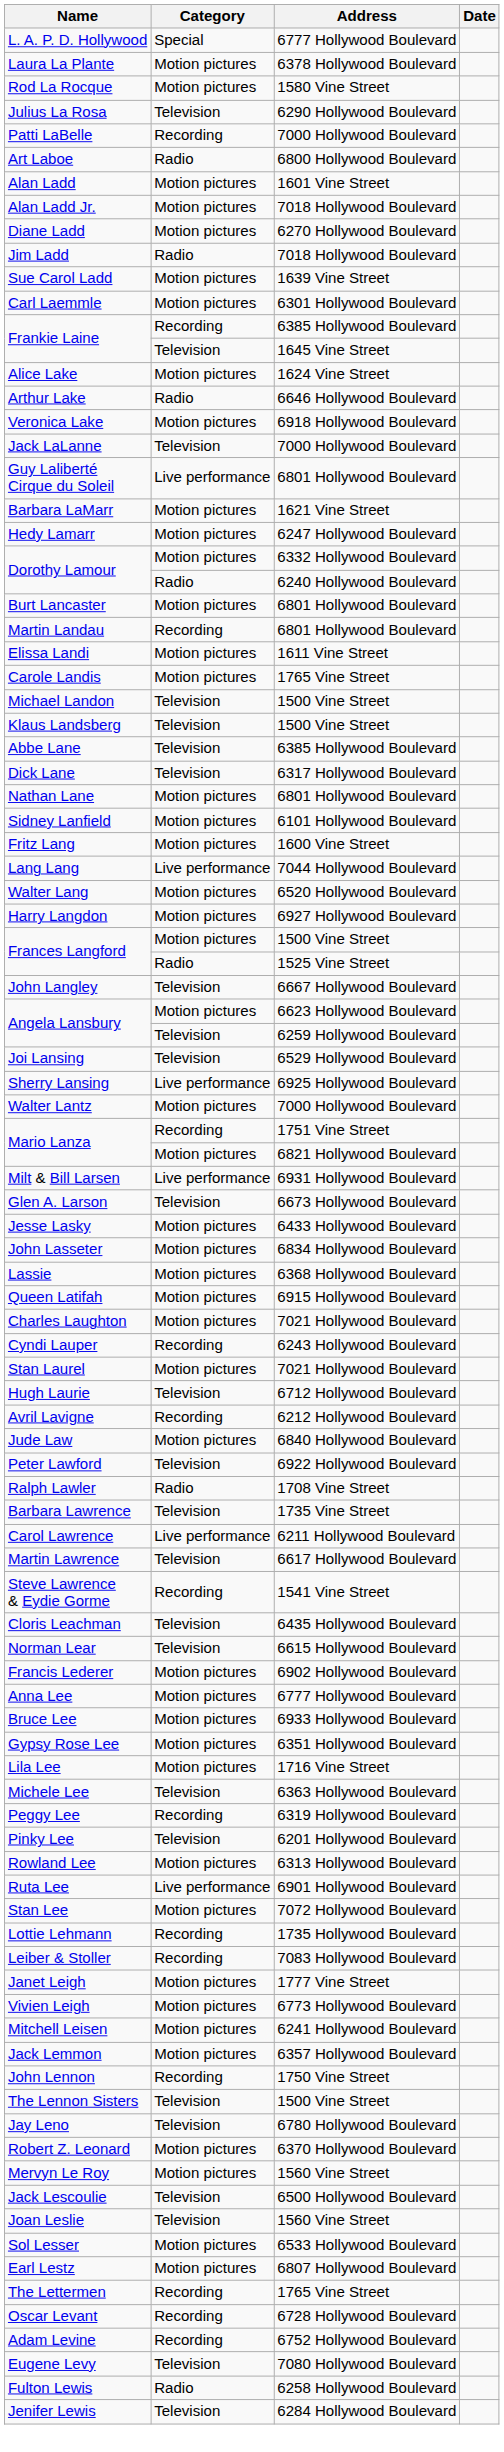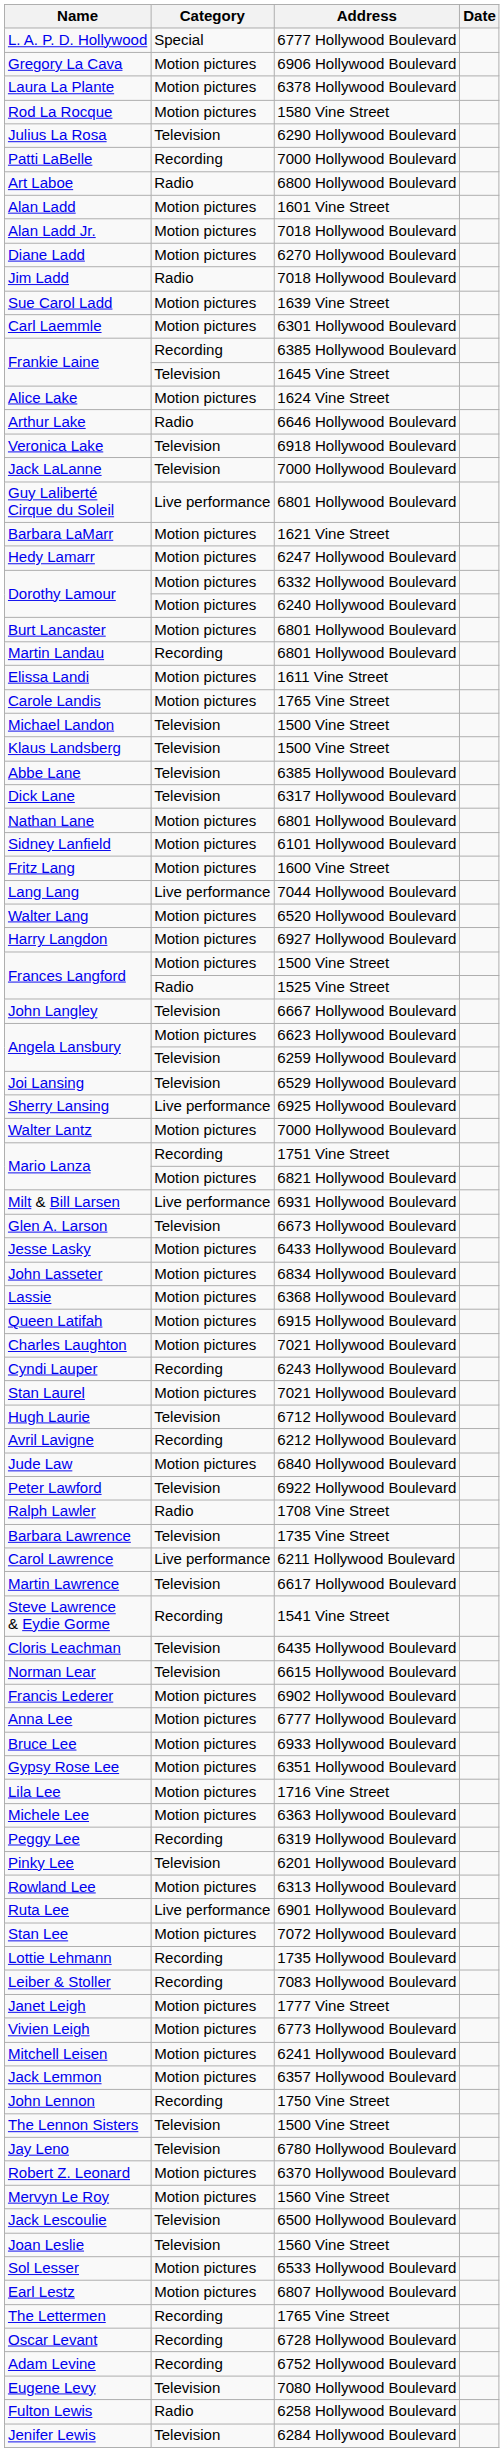+ row: (65, 64)
(205, 421) Motion pictures -> (187, 445) Television
(174, 581) Radio -> (205, 605) Motion pictures
(187, 1791) Television -> (205, 1815) Motion pictures
